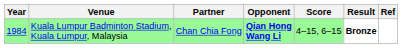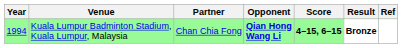(17, 31) 1984 -> (17, 31) 1994
(319, 31) normal -> (319, 31) bold
